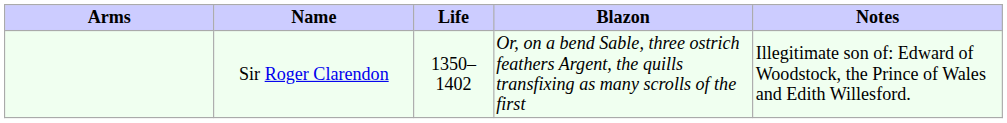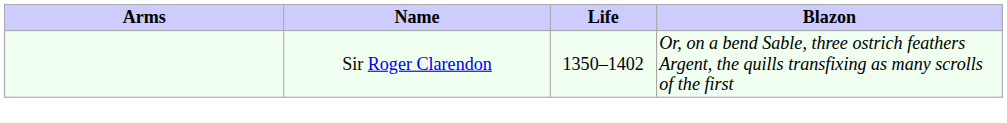- column: (878, 17)
